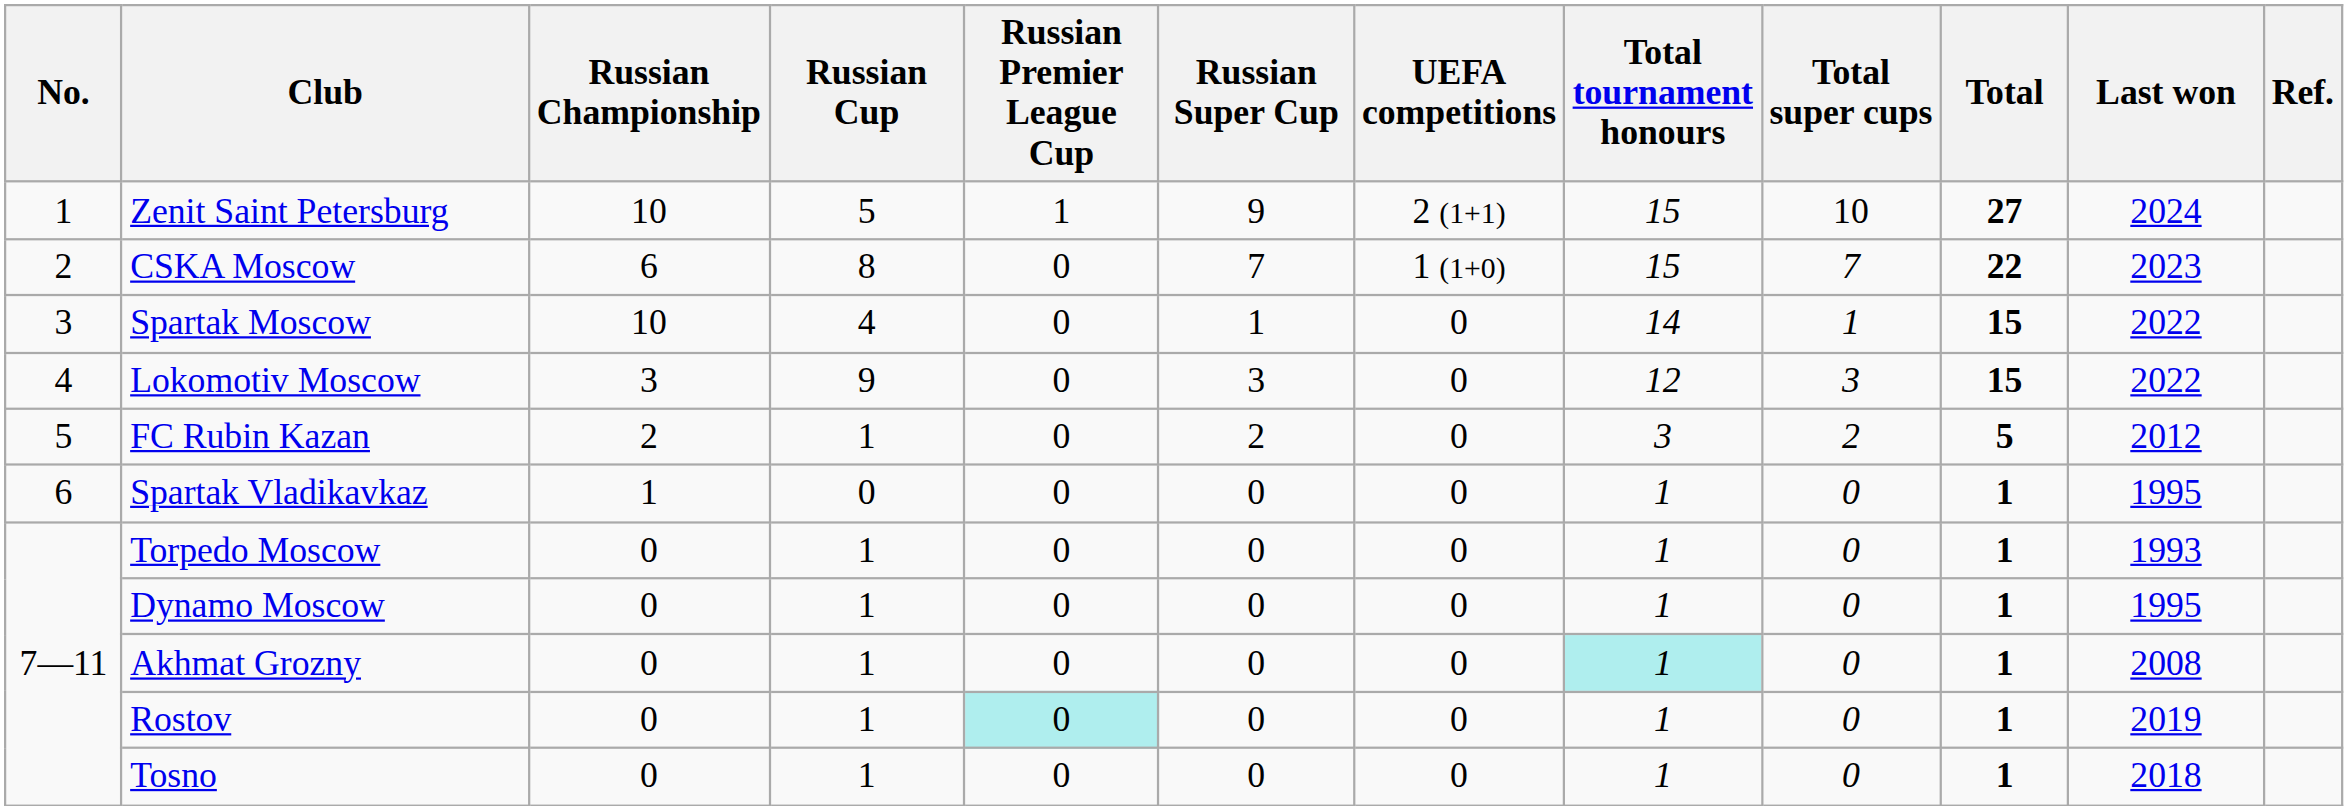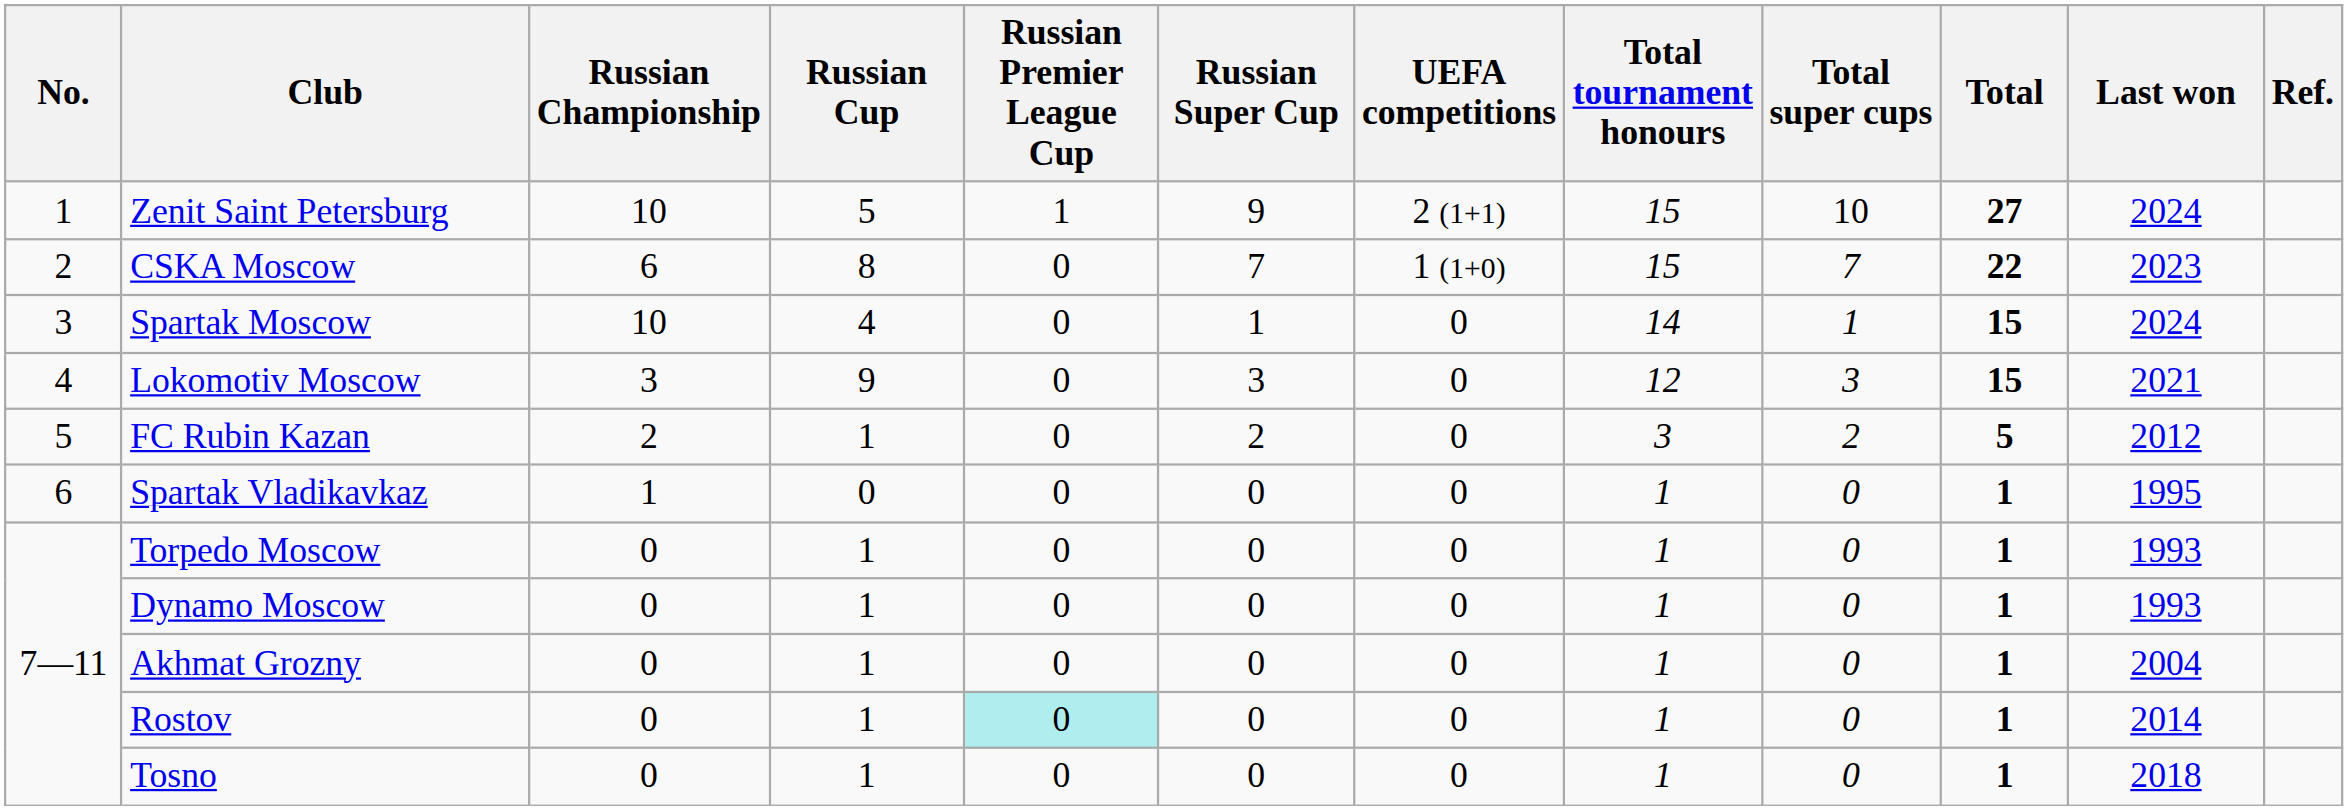(2166, 322) 2022 -> (2166, 322) 2024
(2166, 379) 2022 -> (2166, 379) 2021
(2166, 605) 1995 -> (2166, 605) 1993
(1663, 662) paleturquoise background -> (1663, 662) no background
(2166, 662) 2008 -> (2166, 662) 2004
(2166, 719) 2019 -> (2166, 719) 2014
